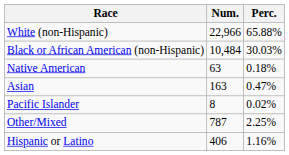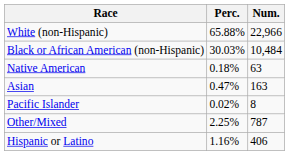columns swapped: (225, 13) <-> (264, 13)
